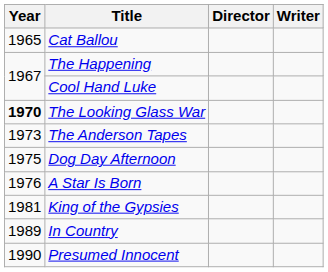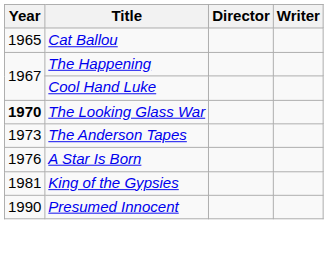- row: (112, 159)
- row: (83, 231)
